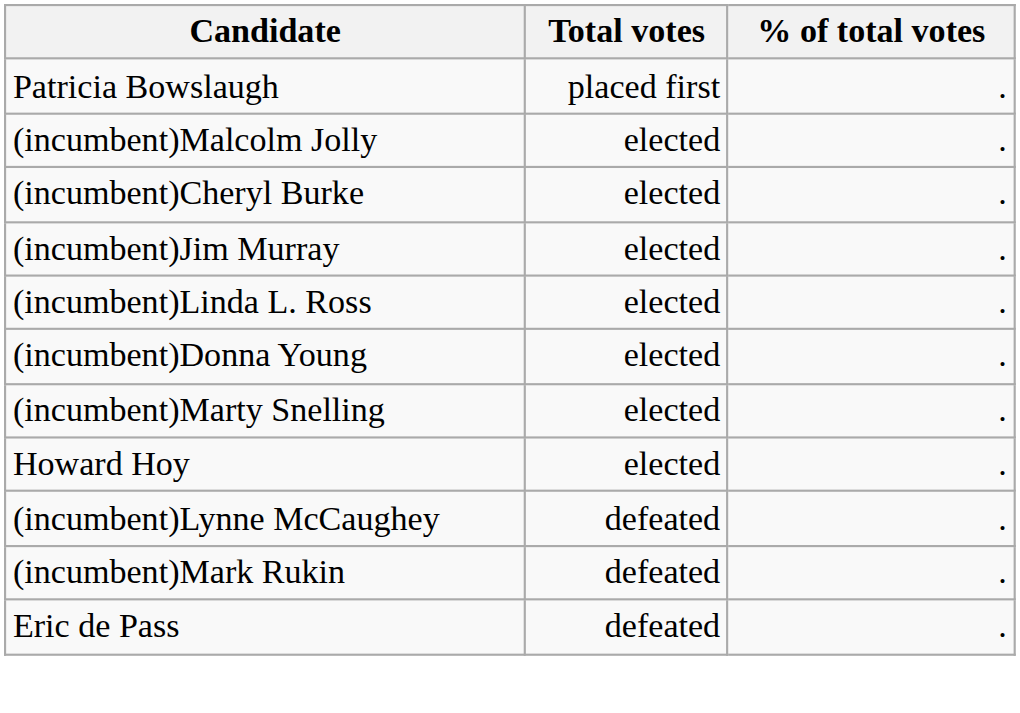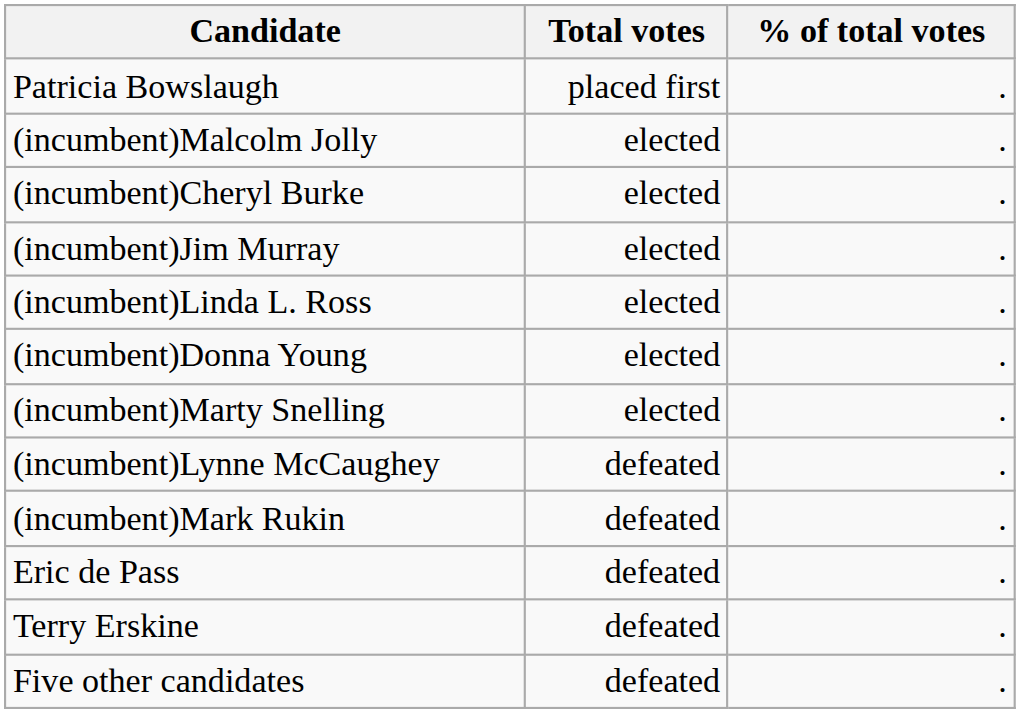- row: (101, 463)
+ row: (106, 626)
+ row: (159, 680)
